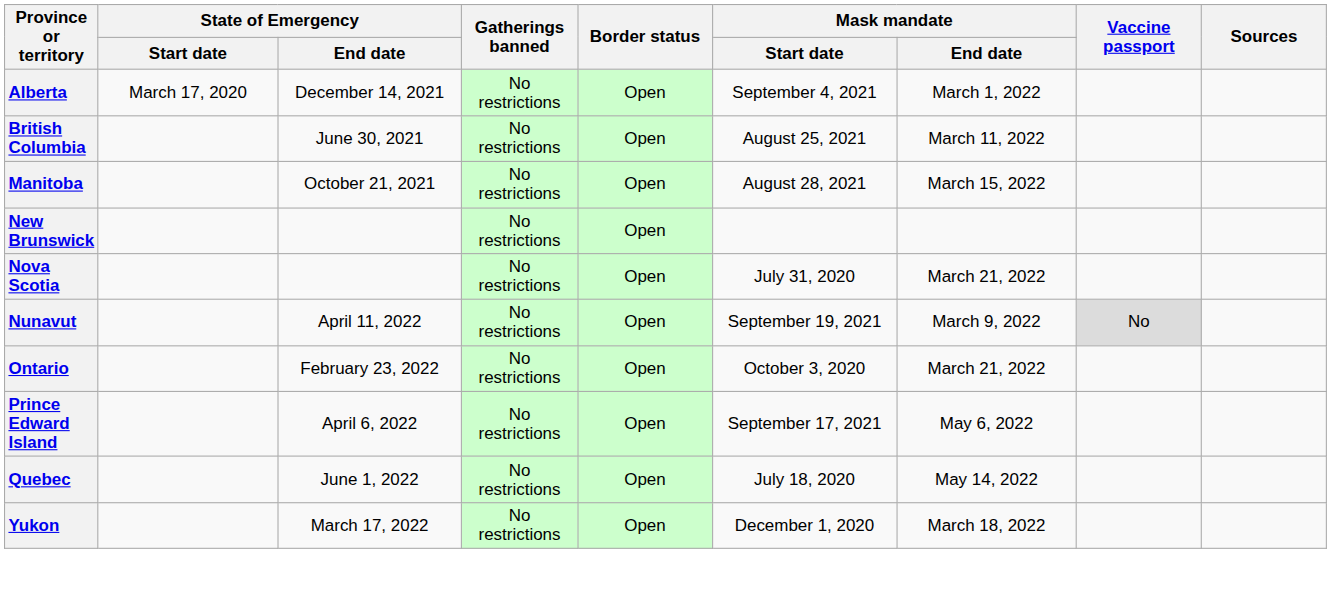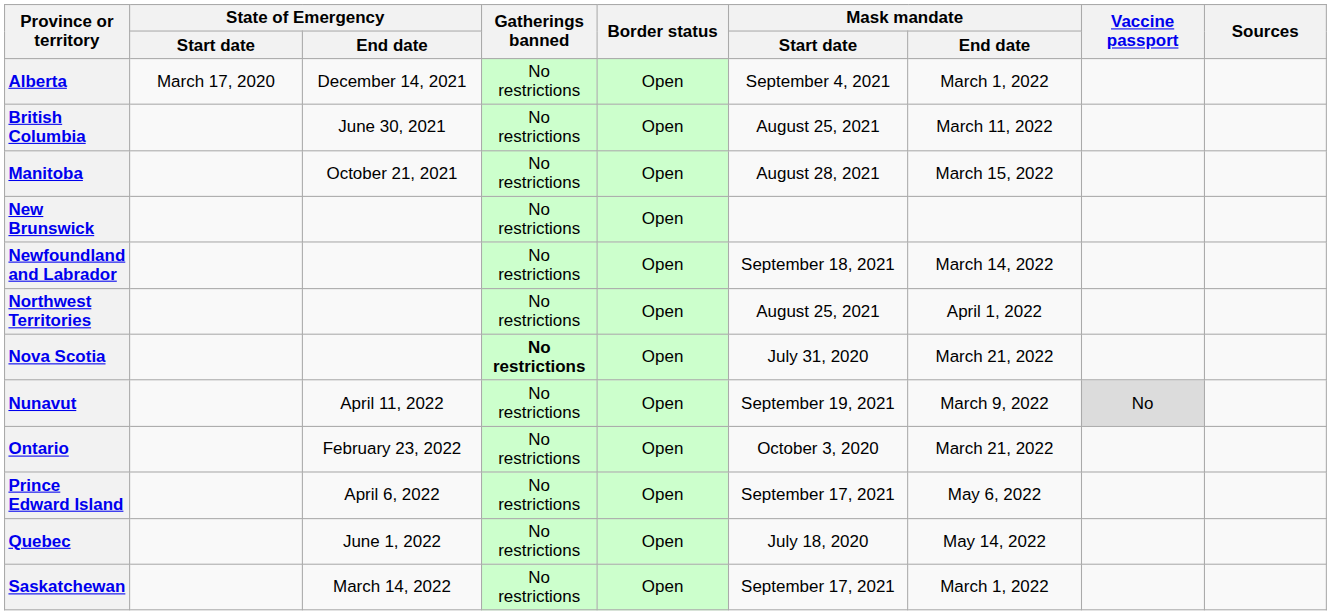+ row: (67, 265)
+ row: (50, 311)
(520, 276) normal -> (539, 357) bold
+ row: (67, 587)
- row: (34, 525)
